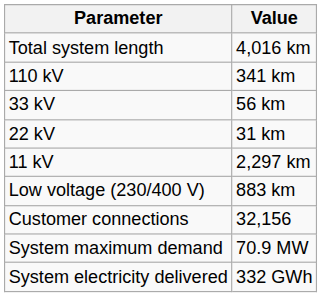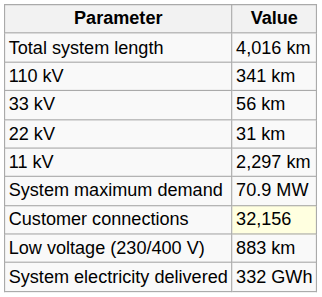rows swapped: (107, 190) <-> (116, 248)
(264, 219) no background -> (264, 219) lightyellow background
